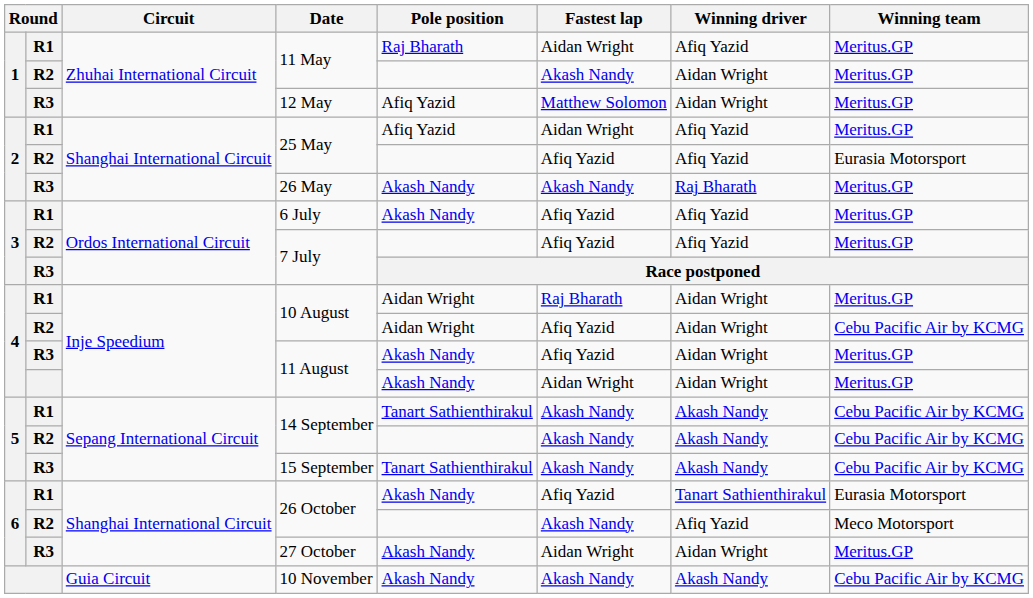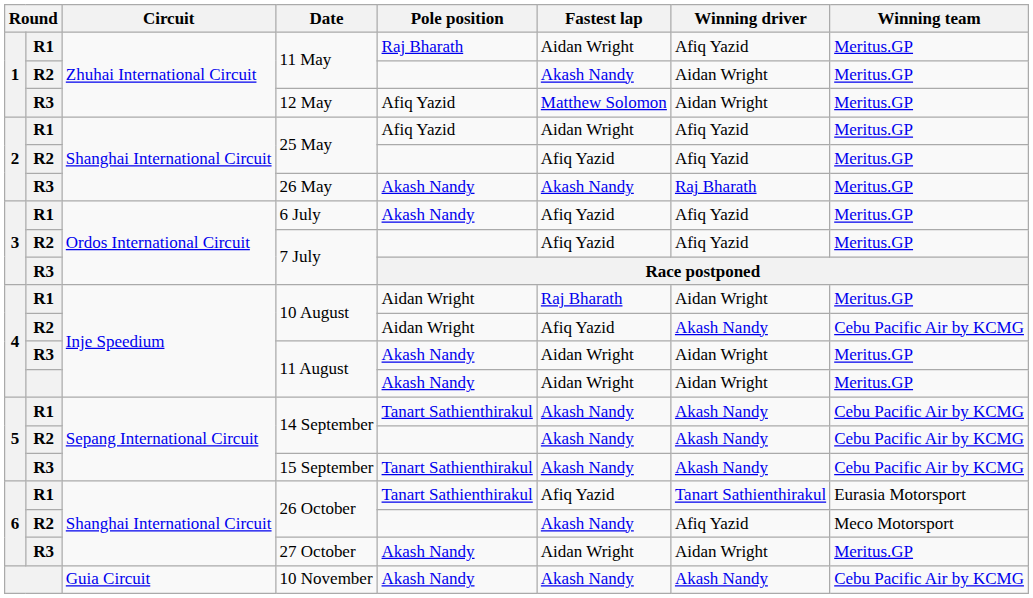(900, 158) Eurasia Motorsport -> (874, 158) Meritus.GP
(721, 326) Aidan Wright -> (721, 326) Akash Nandy
(578, 354) Afiq Yazid -> (587, 354) Aidan Wright
(428, 494) Akash Nandy -> (457, 494) Tanart Sathienthirakul
